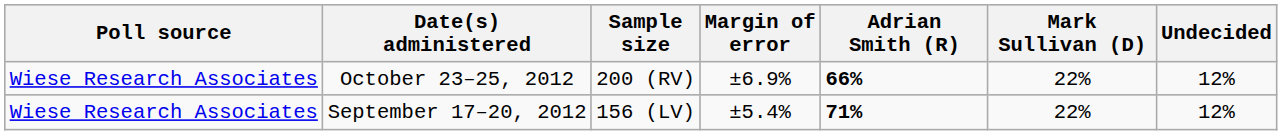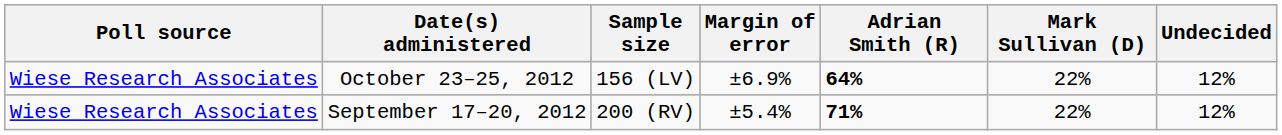(646, 79) 200 (RV) -> (646, 79) 156 (LV)
(844, 79) 66% -> (844, 79) 64%
(646, 112) 156 (LV) -> (646, 112) 200 (RV)
